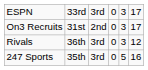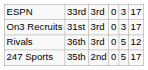(99, 27) 2nd -> (98, 27) 3rd
(123, 42) 3 -> (123, 42) 5
(98, 57) 3rd -> (99, 57) 2nd
(136, 57) 16 -> (136, 57) 17
